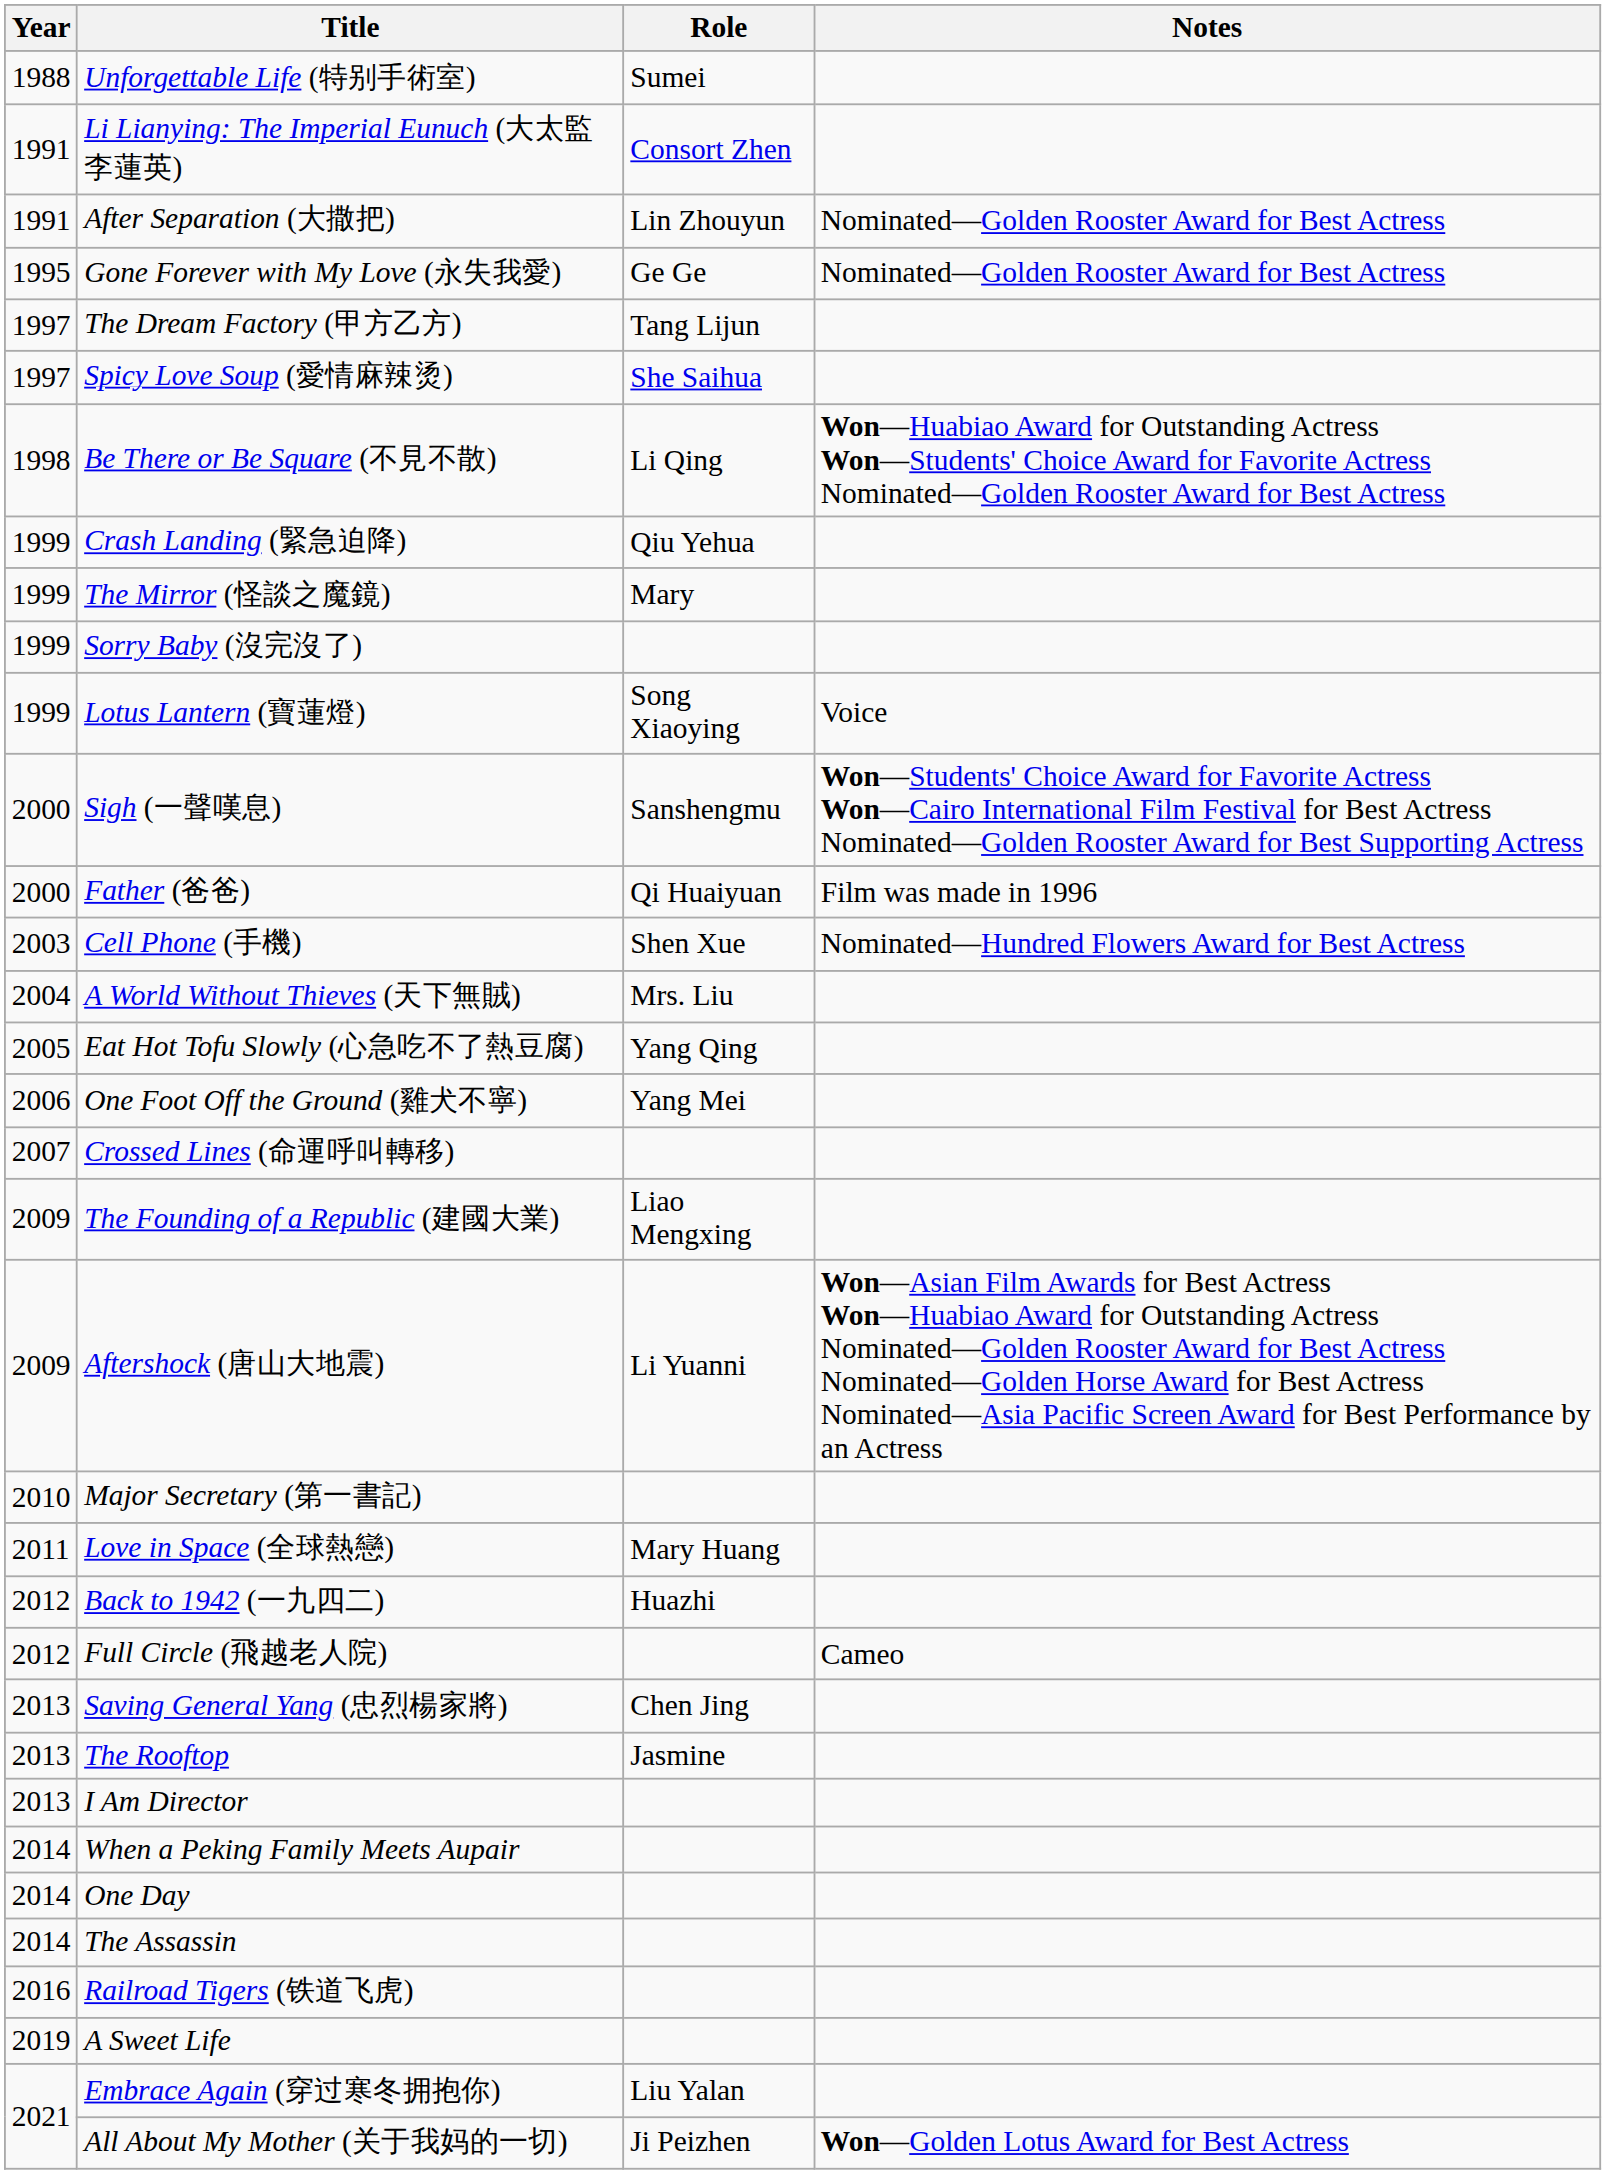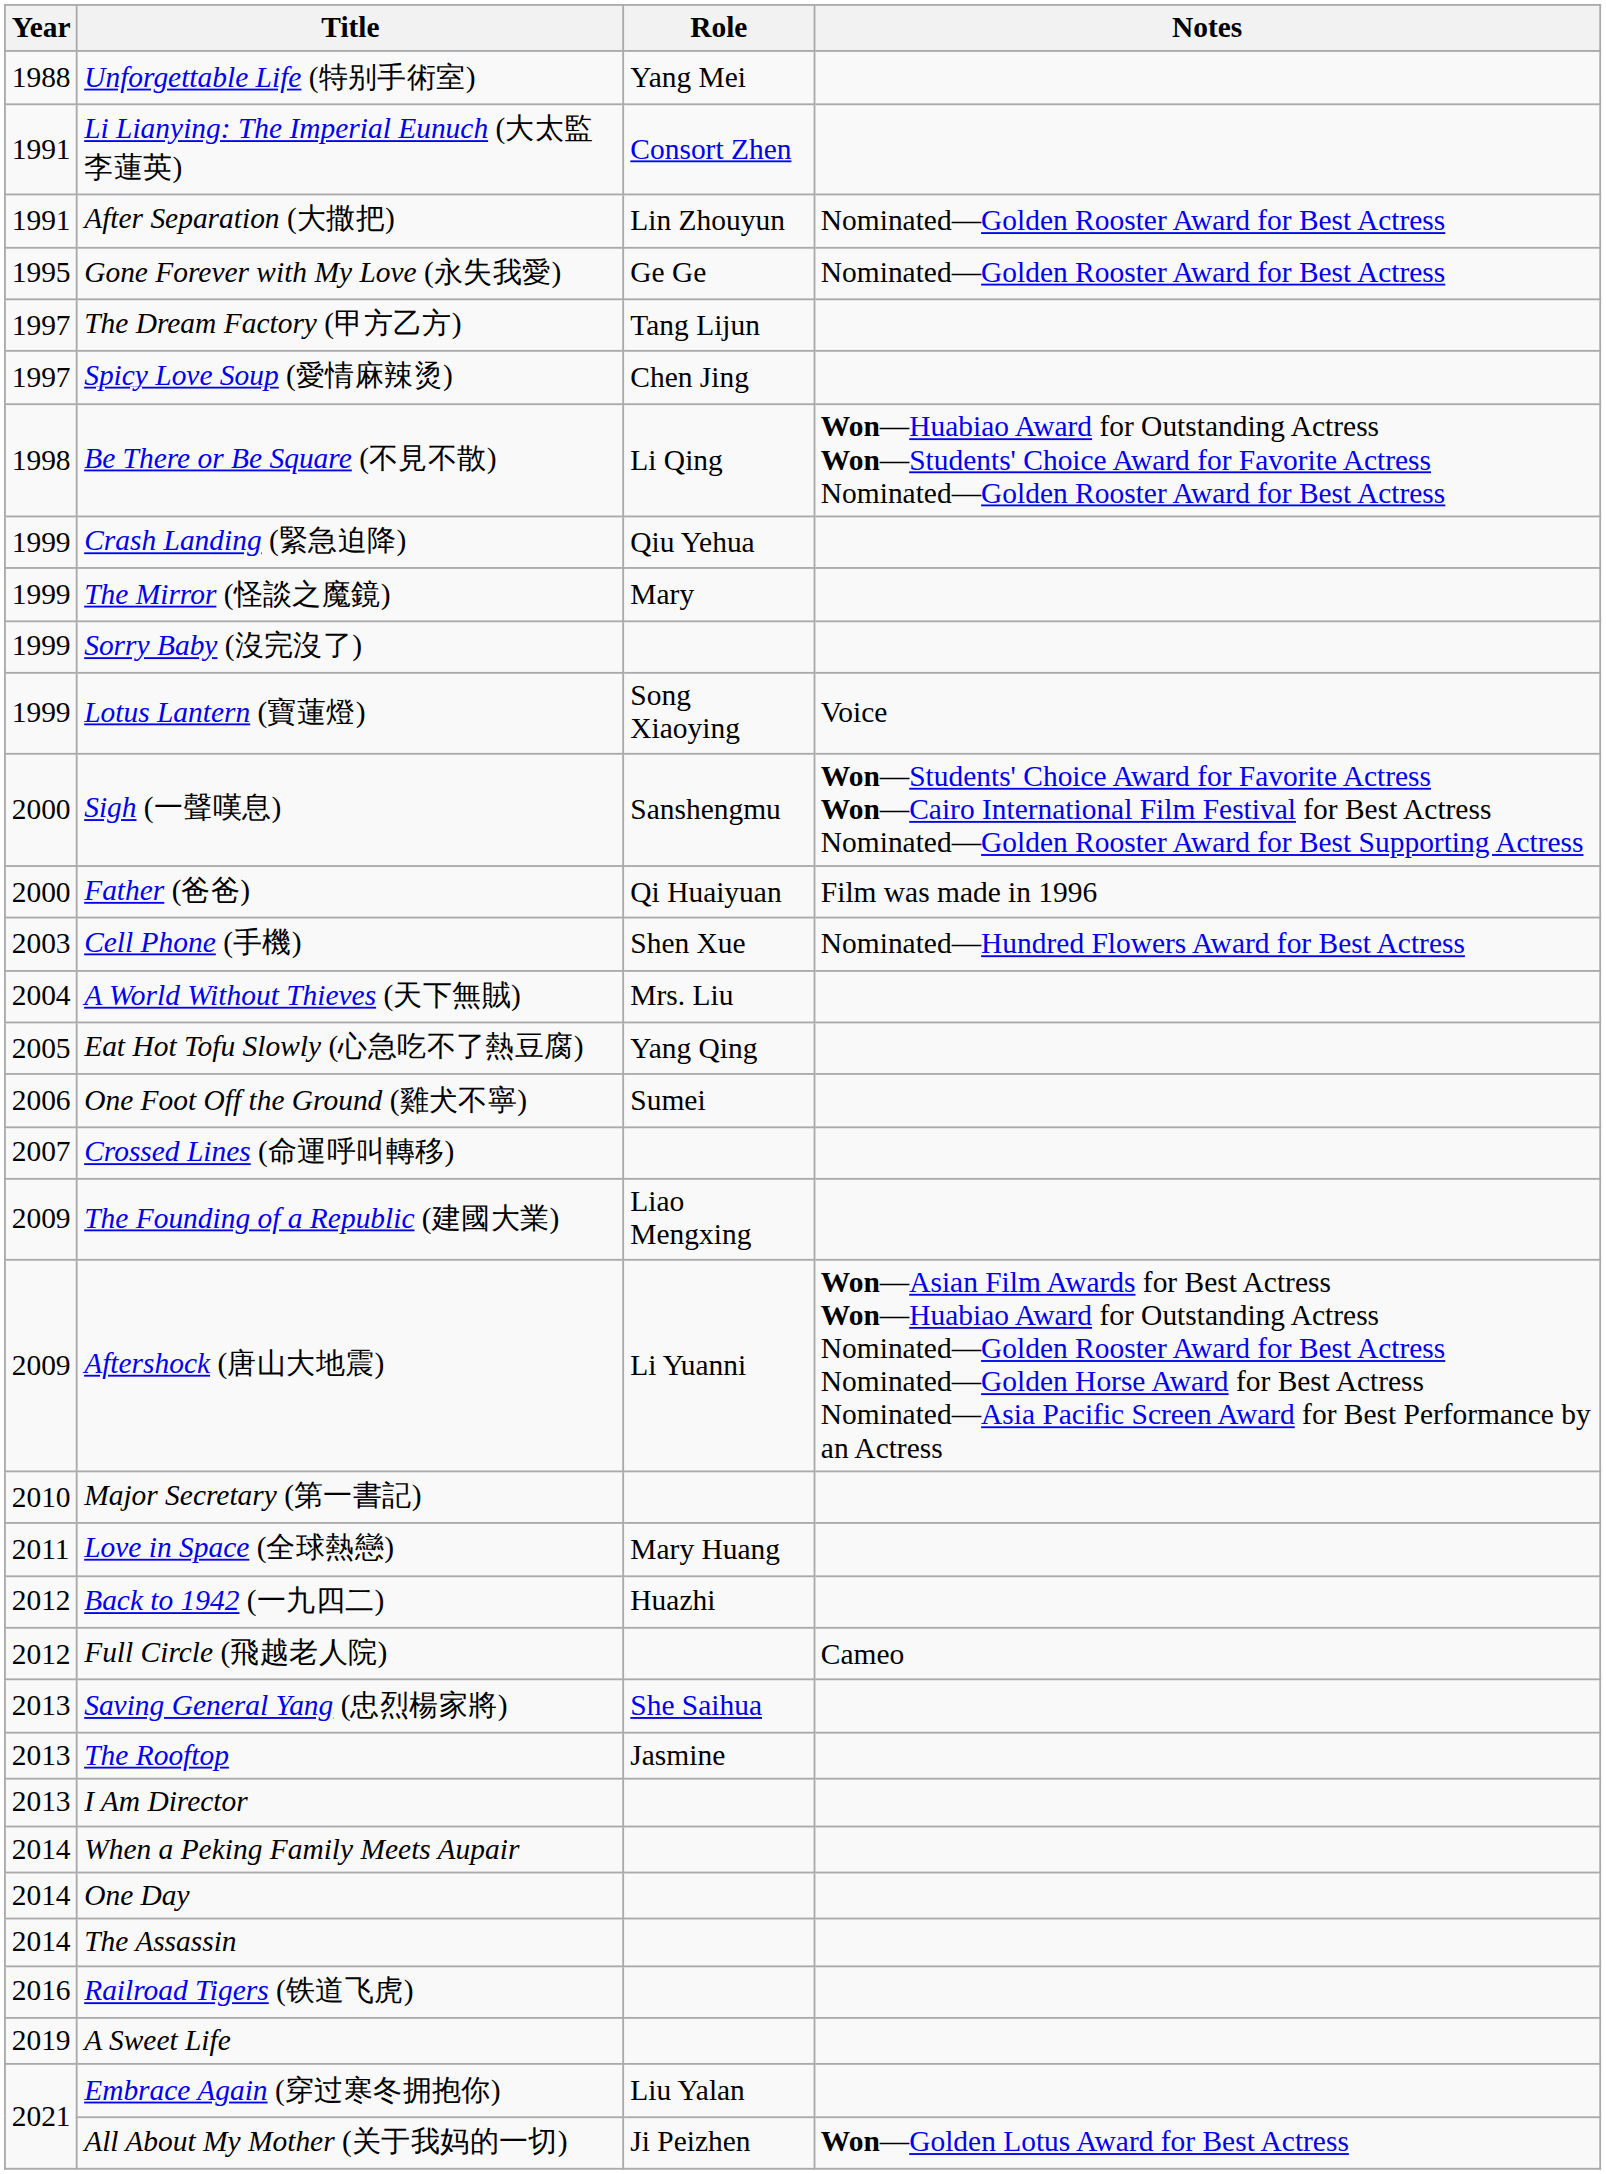(668, 77) Sumei -> (688, 77) Yang Mei
(696, 376) She Saihua -> (690, 376) Chen Jing
(688, 1100) Yang Mei -> (668, 1100) Sumei
(690, 1705) Chen Jing -> (696, 1705) She Saihua
